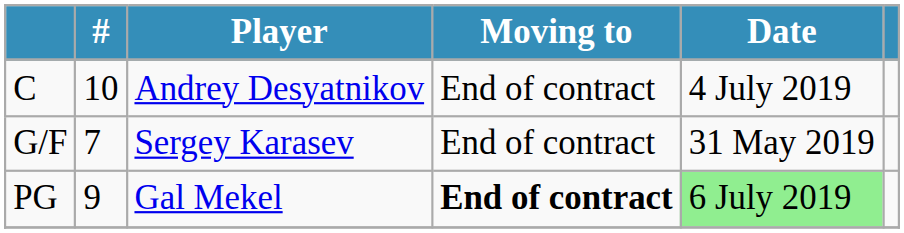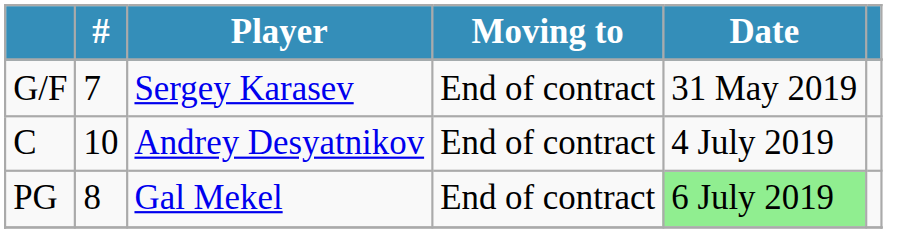rows swapped: (40, 142) <-> (25, 87)
(92, 198) 9 -> (92, 198) 8
(556, 198) bold -> (548, 198) normal
